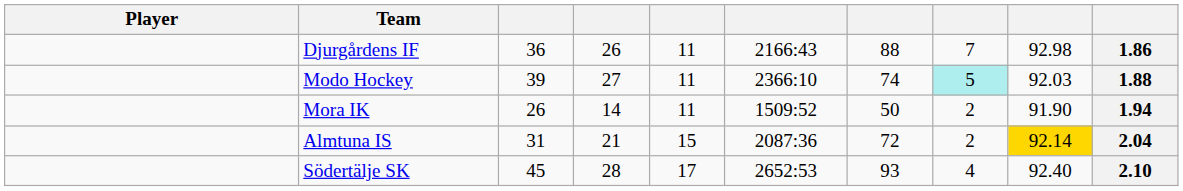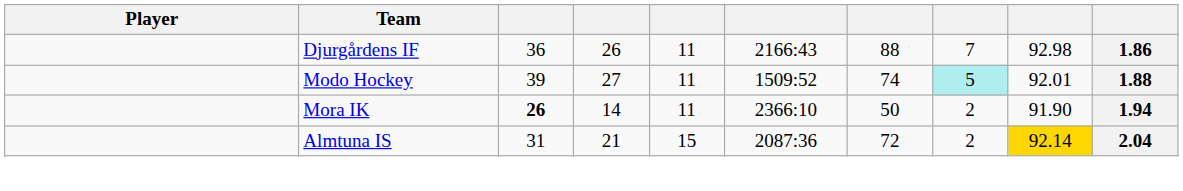(786, 79) 2366:10 -> (786, 79) 1509:52
(1050, 79) 92.03 -> (1050, 79) 92.01
(536, 110) normal -> (536, 110) bold
(786, 110) 1509:52 -> (786, 110) 2366:10
- row: (357, 170)
